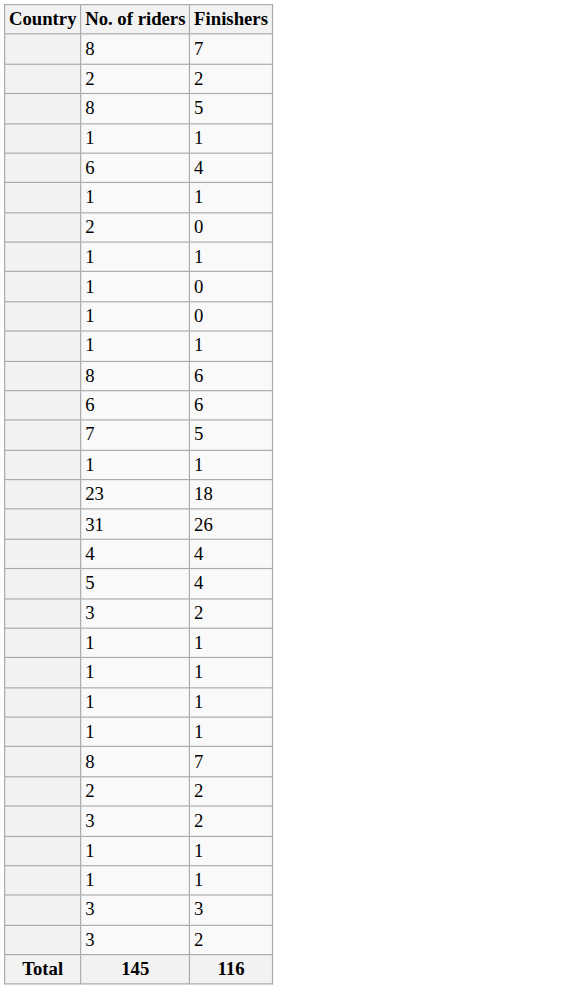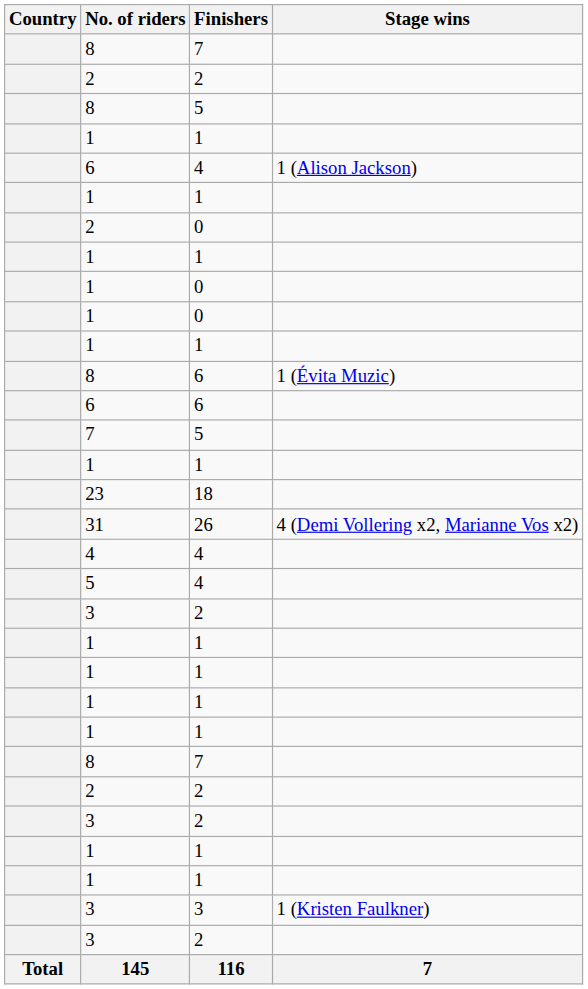+ column: (427, 19)
